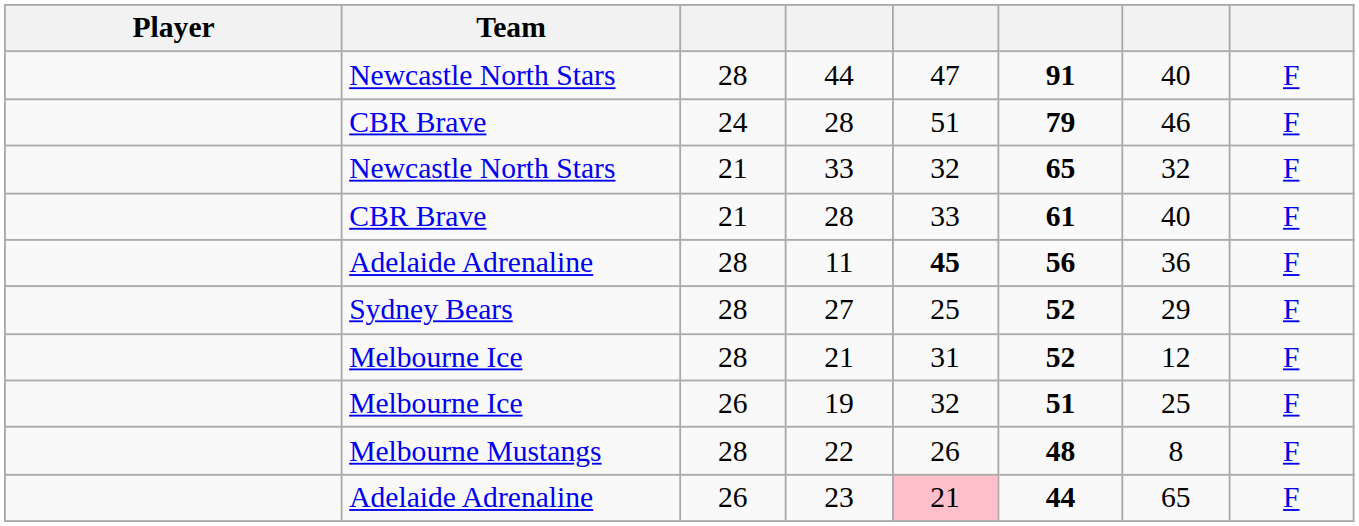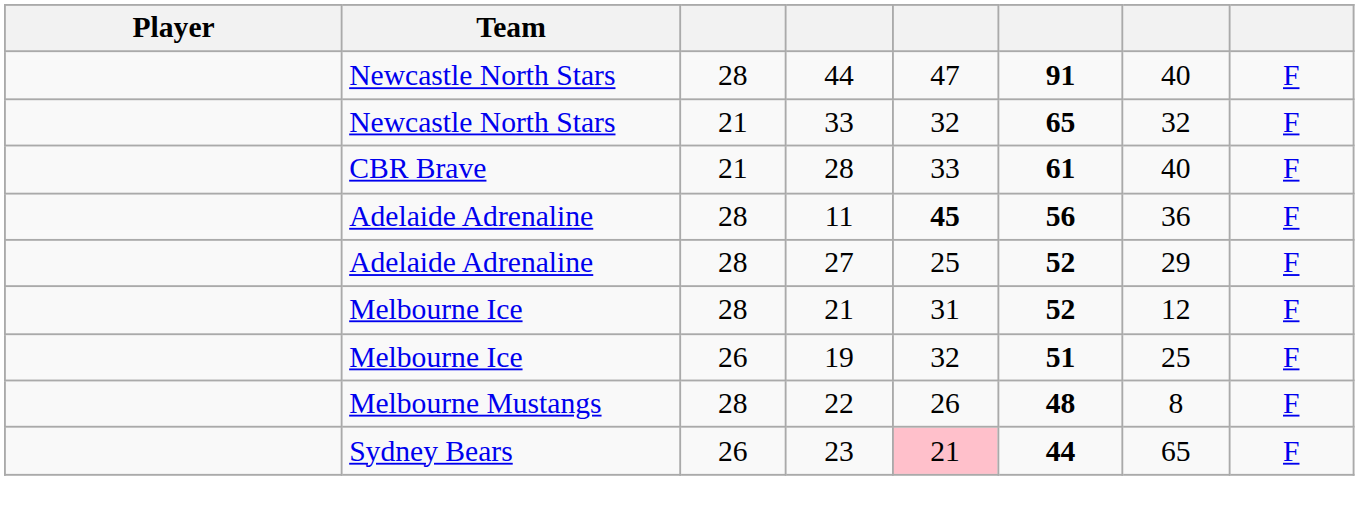- row: (733, 121)
(431, 309) Sydney Bears -> (471, 262) Adelaide Adrenaline
(471, 497) Adelaide Adrenaline -> (431, 450) Sydney Bears
